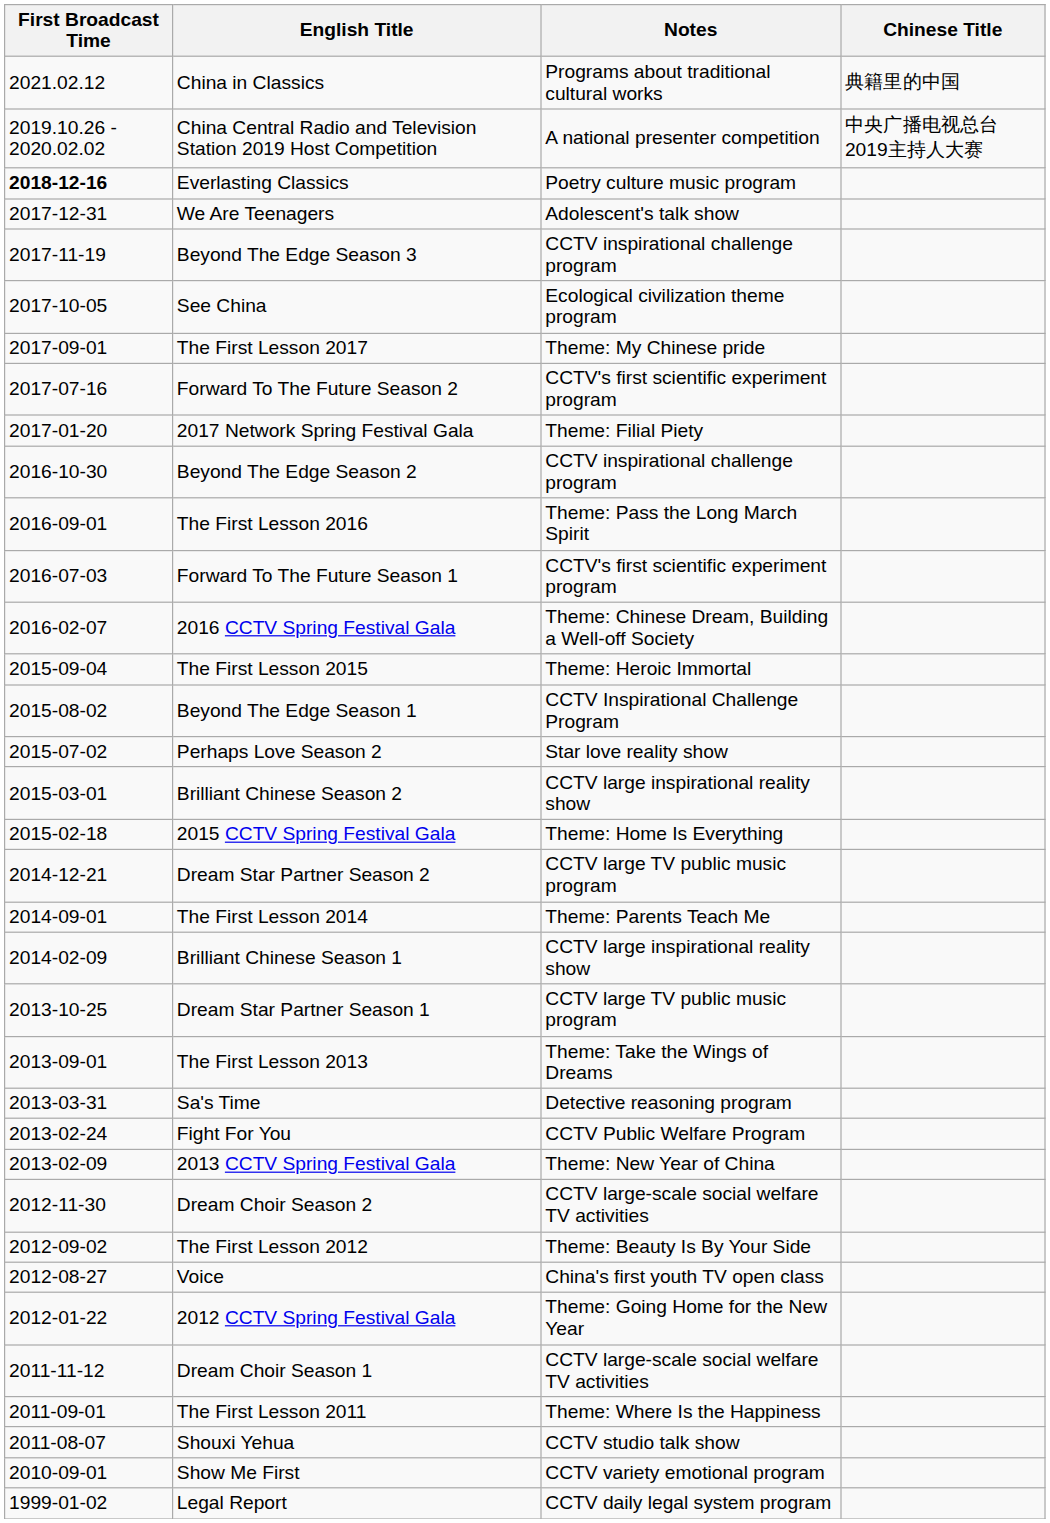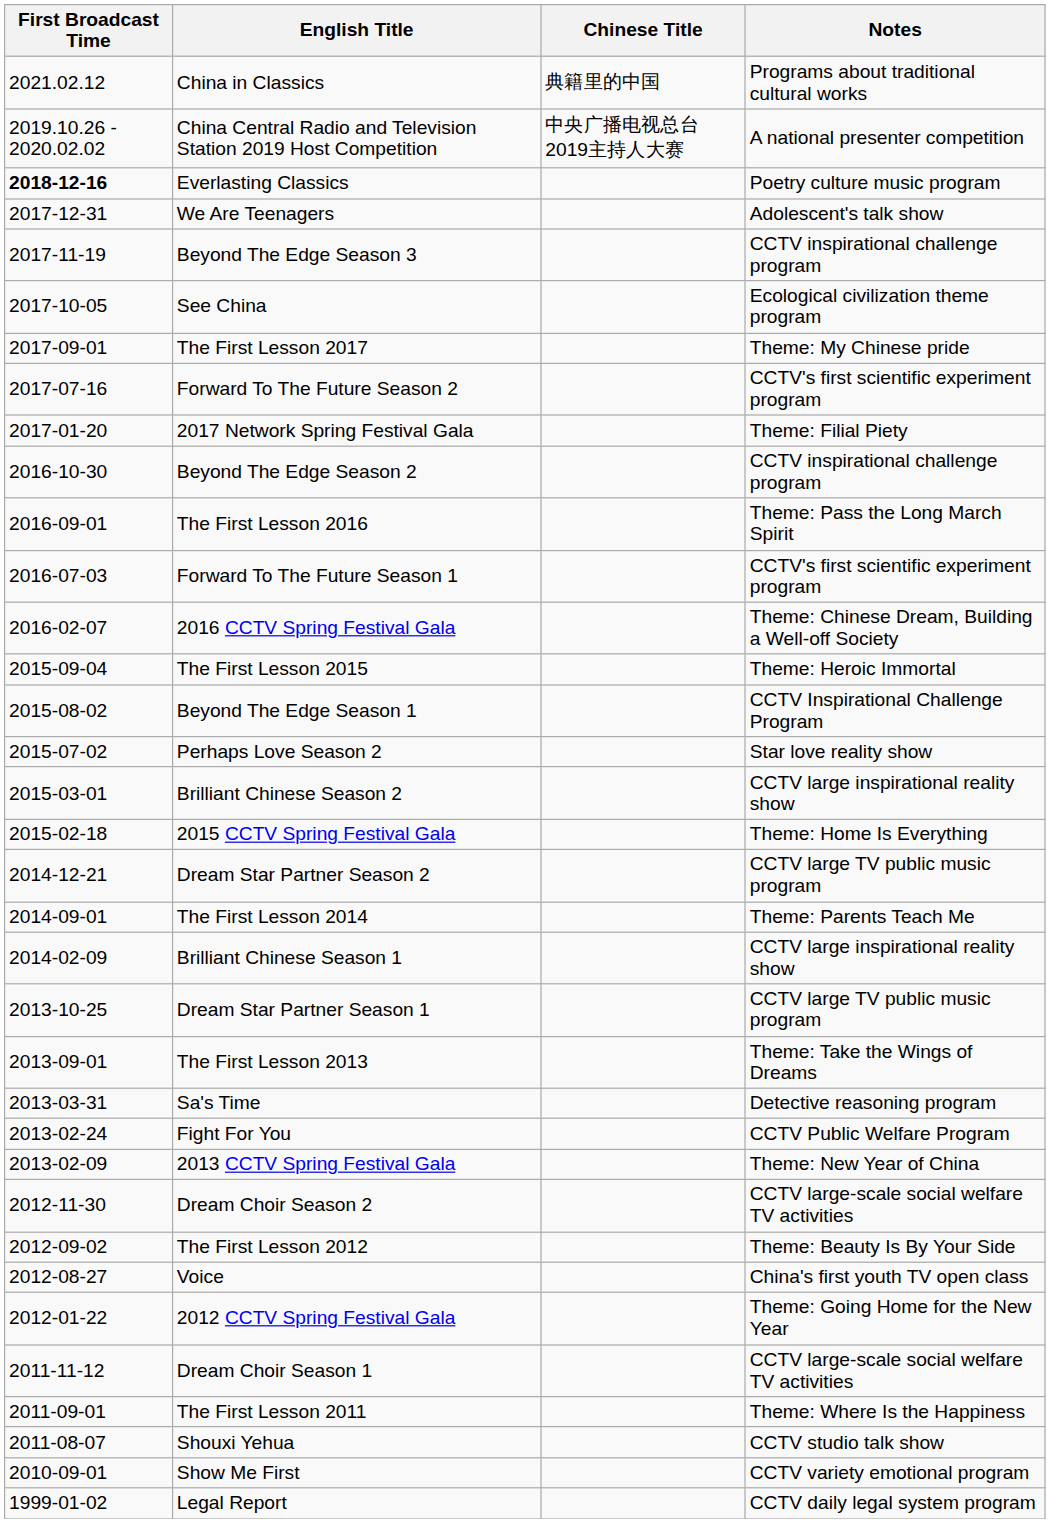columns swapped: (943, 30) <-> (691, 30)
